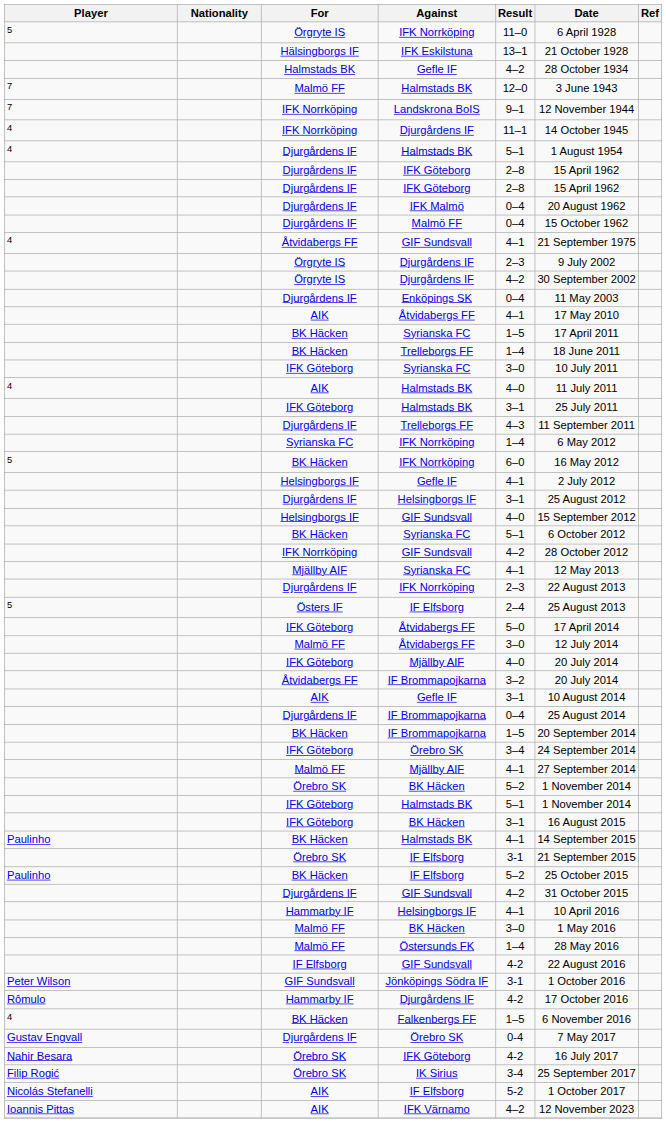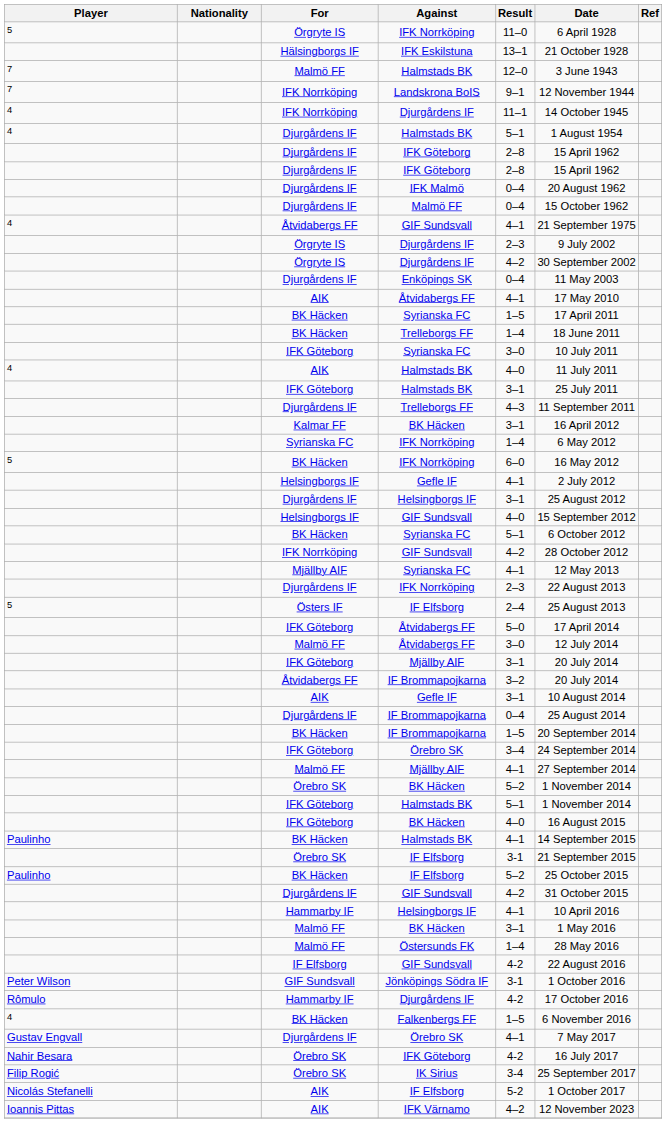- row: (320, 69)
+ row: (320, 425)
(515, 662) 4–0 -> (515, 662) 3–1
(515, 822) 3–1 -> (515, 822) 4–0
(515, 928) 3–0 -> (515, 928) 3–1
(515, 1038) 0-4 -> (515, 1038) 4–1
